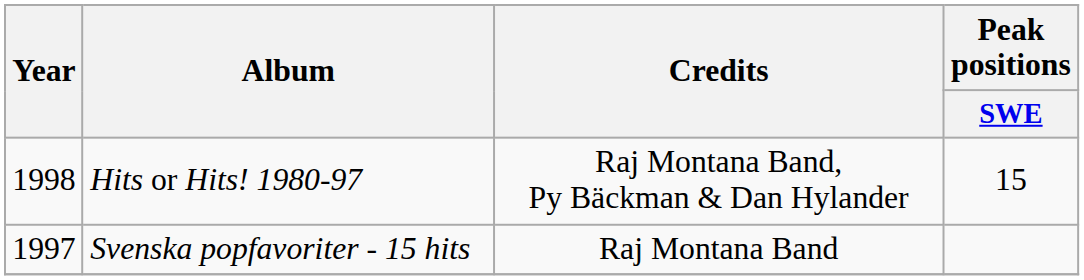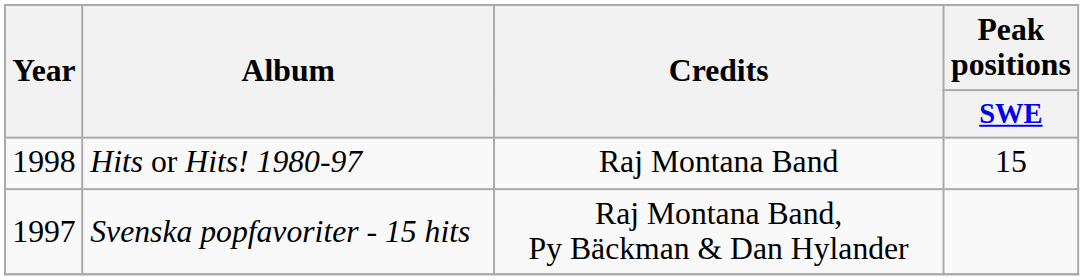(719, 180) Raj Montana Band, Py Bäckman & Dan Hylander -> (719, 162) Raj Montana Band
(719, 248) Raj Montana Band -> (719, 230) Raj Montana Band, Py Bäckman & Dan Hylander
